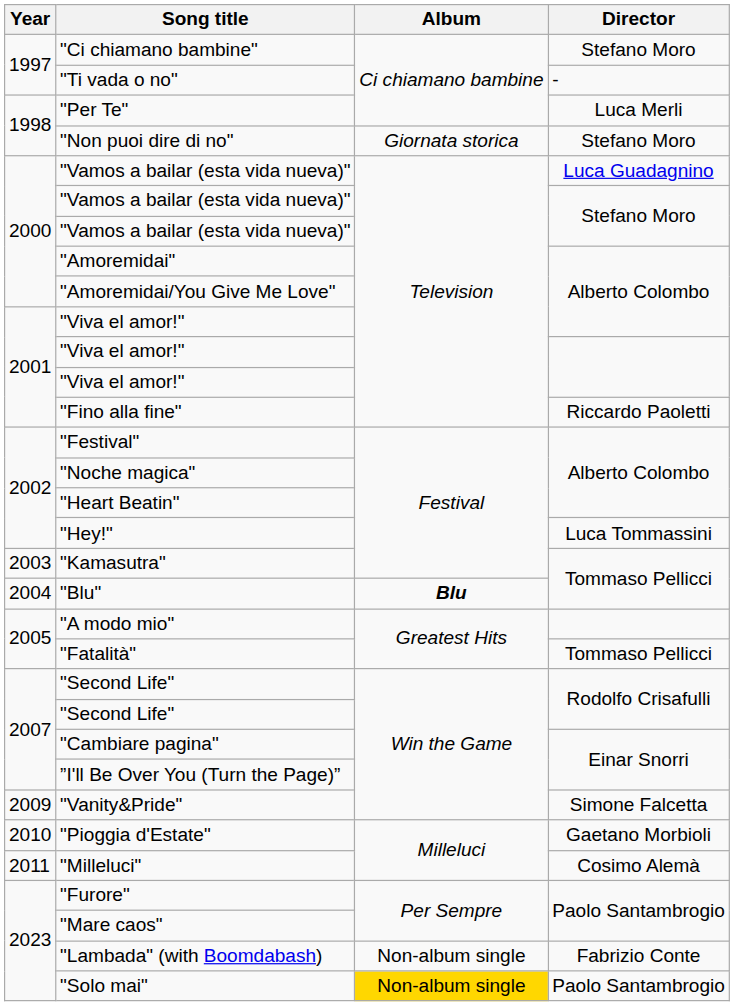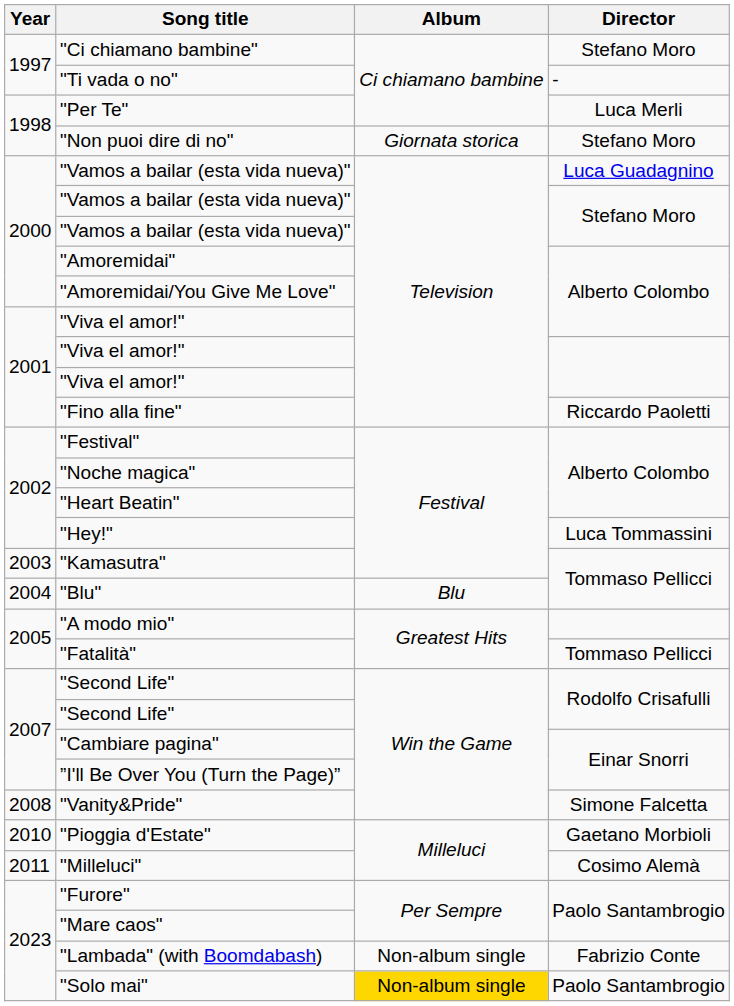(451, 593) bold -> (451, 593) normal
(30, 804) 2009 -> (30, 804) 2008
